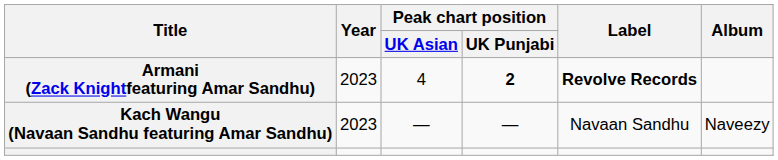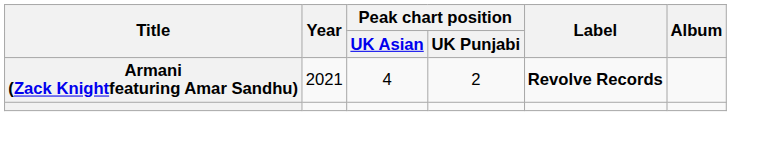(358, 79) 2023 -> (324, 79) 2021
(510, 79) bold -> (476, 79) normal
- row: (170, 124)
